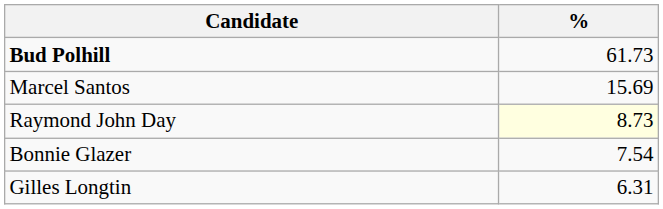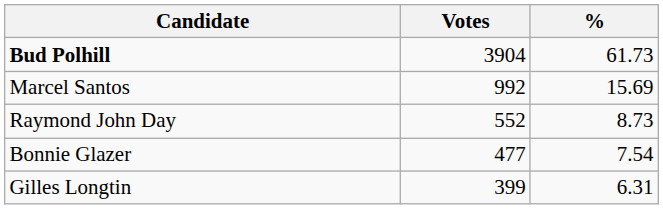+ column: (466, 21)
(635, 120) lightyellow background -> (635, 120) no background
